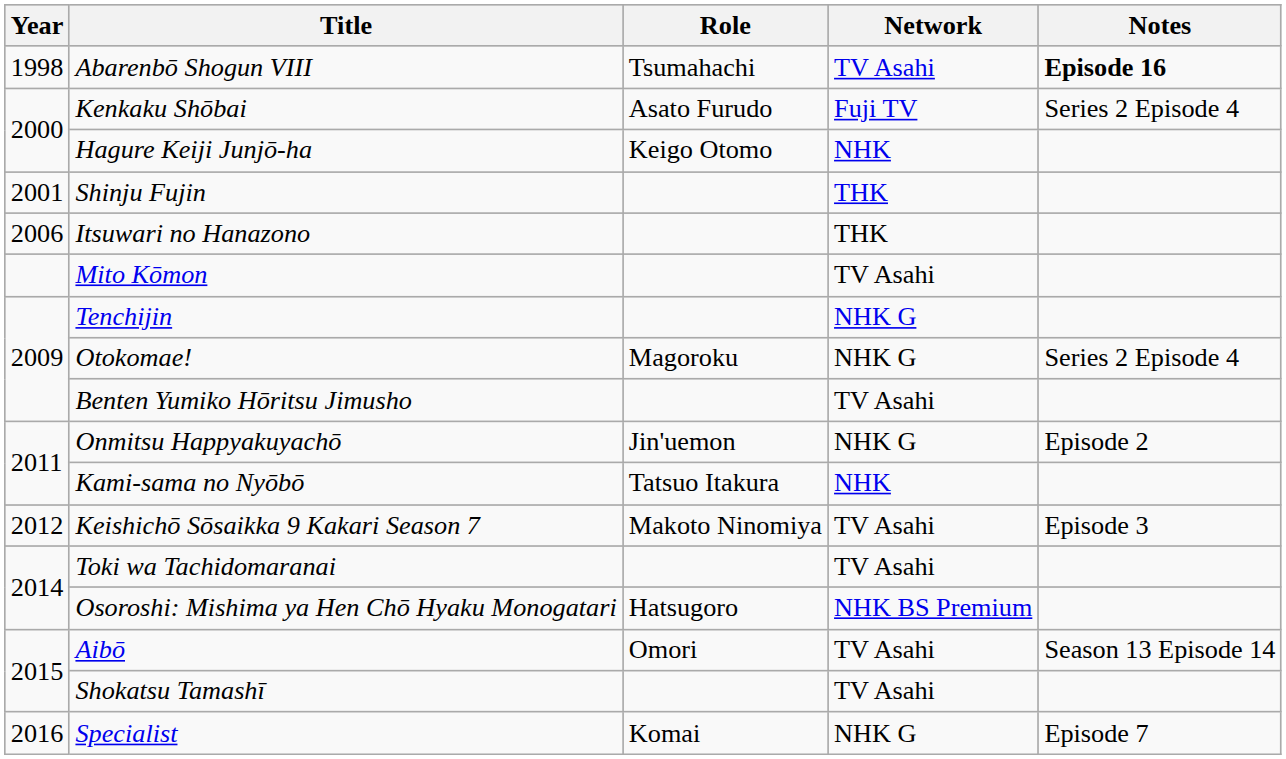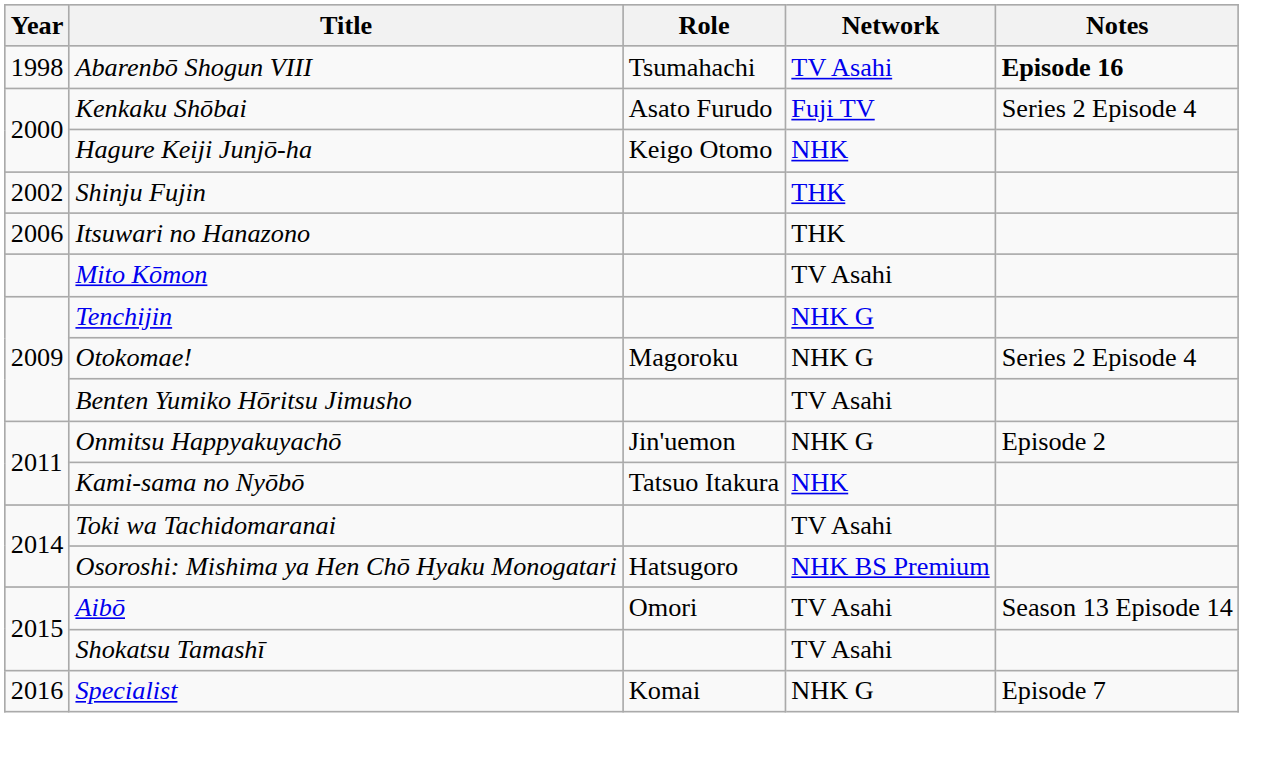(37, 191) 2001 -> (37, 191) 2002
- row: (278, 524)
